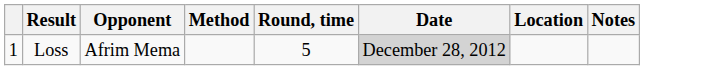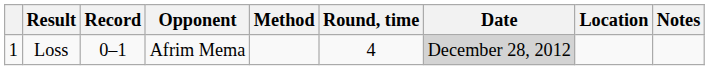+ column: (113, 19)
(306, 49) 5 -> (371, 49) 4
